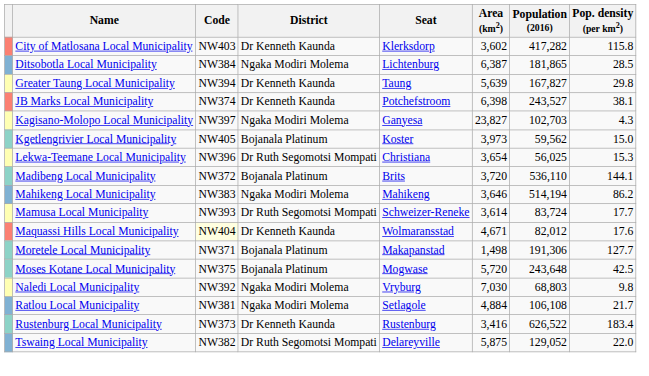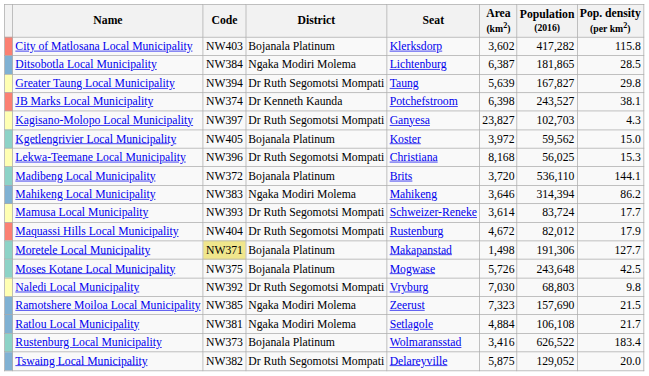(288, 46) Dr Kenneth Kaunda -> (292, 46) Bojanala Platinum
(288, 83) Dr Kenneth Kaunda -> (316, 83) Dr Ruth Segomotsi Mompati
(295, 120) Ngaka Modiri Molema -> (316, 120) Dr Ruth Segomotsi Mompati
(494, 139) 3,973 -> (501, 139) 3,972
(494, 157) 3,654 -> (501, 157) 8,168
(548, 194) 514,194 -> (555, 194) 314,394
(217, 231) lightyellow background -> (224, 231) no background
(288, 231) Dr Kenneth Kaunda -> (316, 231) Dr Ruth Segomotsi Mompati
(418, 231) Wolmaransstad -> (416, 231) Rustenburg
(494, 231) 4,671 -> (501, 231) 4,672
(623, 231) 17.6 -> (631, 231) 17.9
(217, 250) no background -> (224, 250) khaki background
(494, 268) 5,720 -> (501, 268) 5,726
(295, 287) Ngaka Modiri Molema -> (316, 287) Dr Ruth Segomotsi Mompati
+ row: (108, 305)
(288, 324) Dr Kenneth Kaunda -> (292, 342) Bojanala Platinum
(409, 324) Rustenburg -> (426, 342) Wolmaransstad
(623, 342) 22.0 -> (631, 361) 20.0
